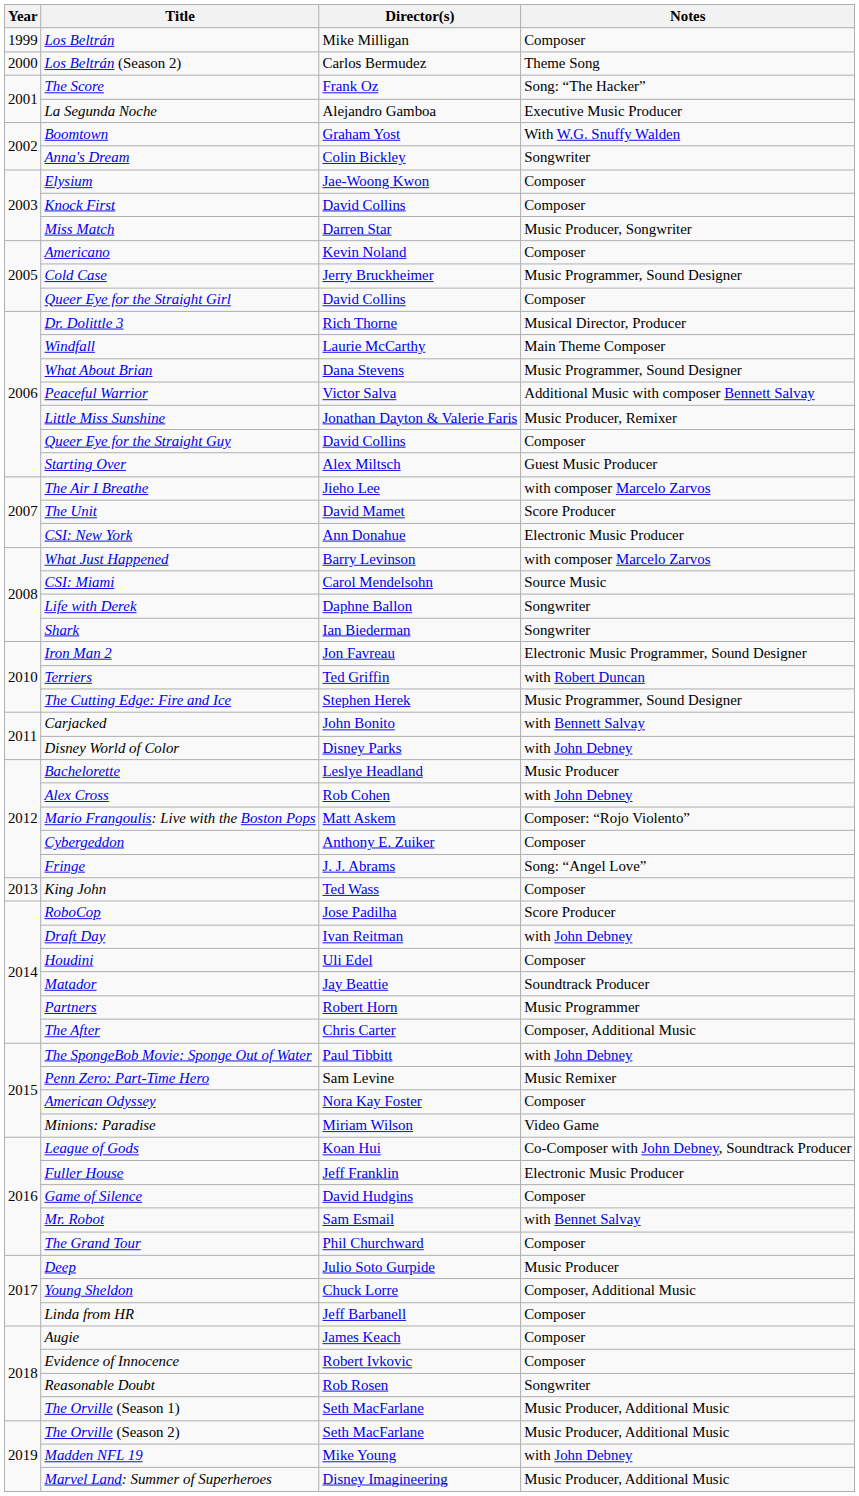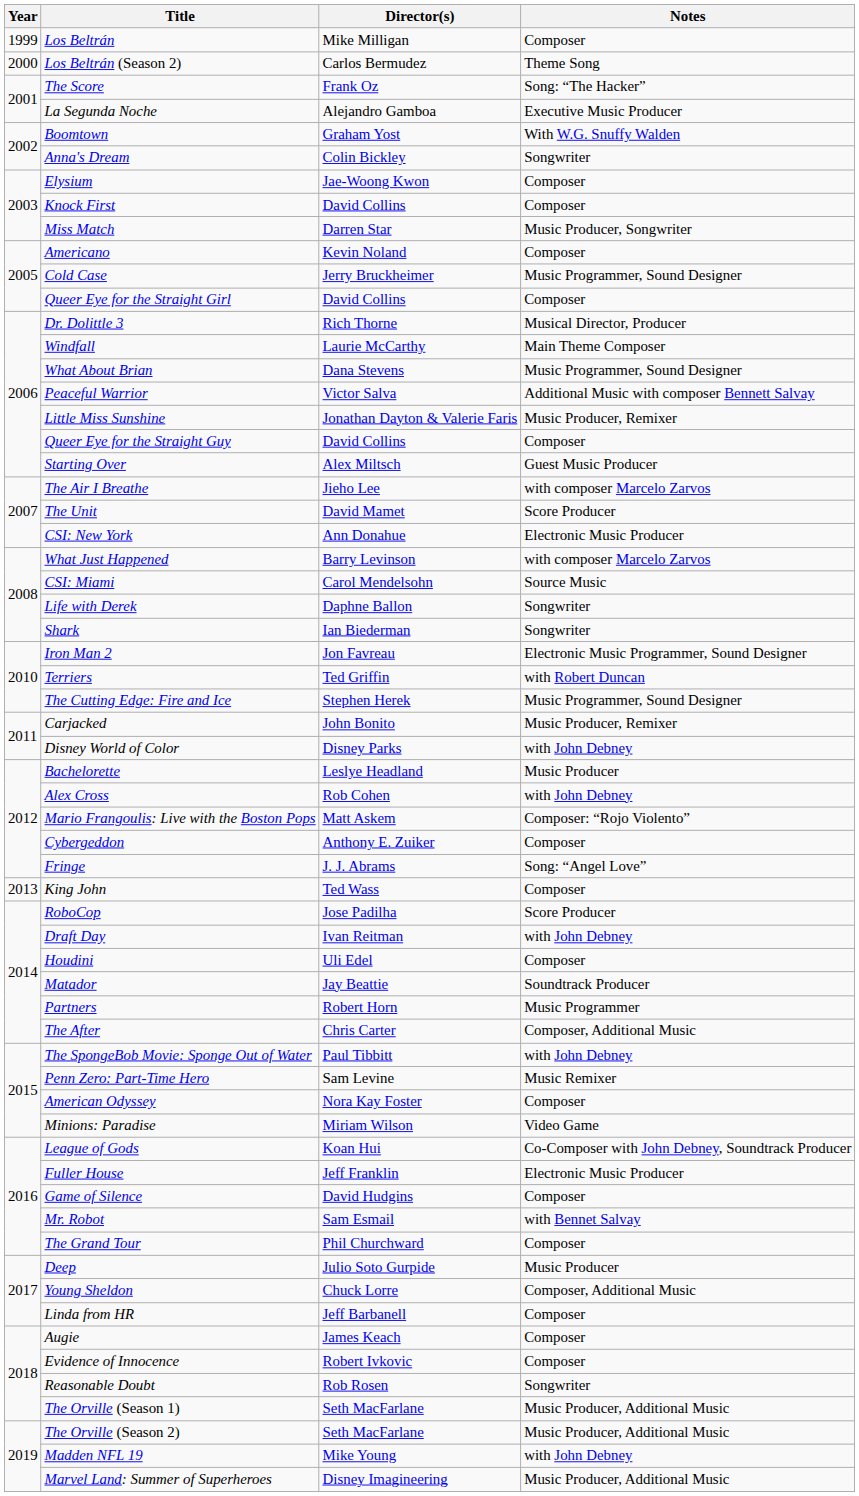(585, 724) with Bennett Salvay -> (601, 724) Music Producer, Remixer
